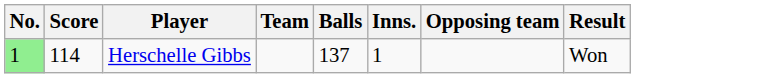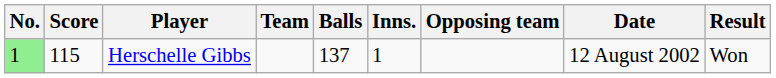+ column: (634, 21)
(65, 55) 114 -> (65, 55) 115
